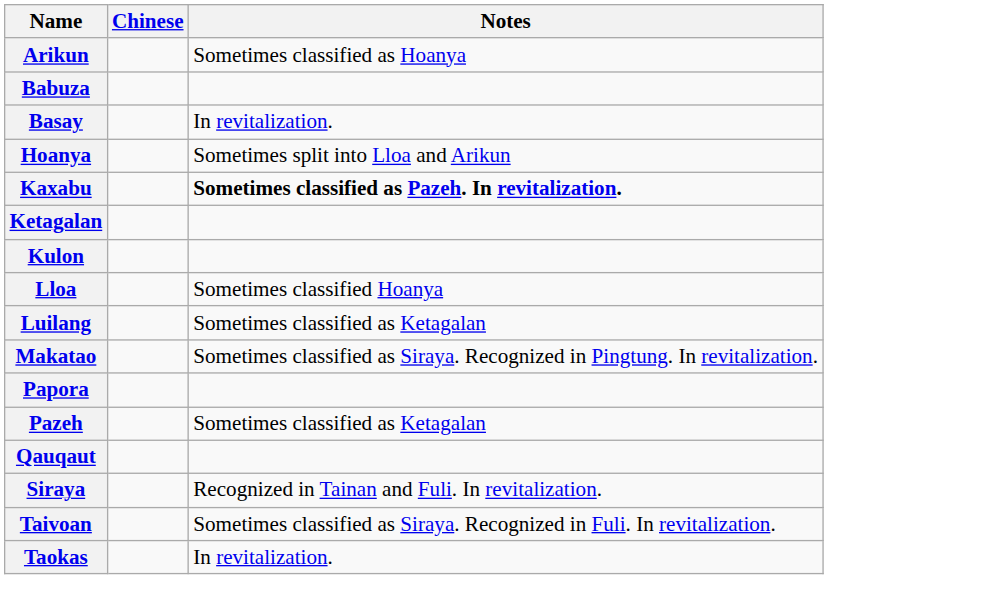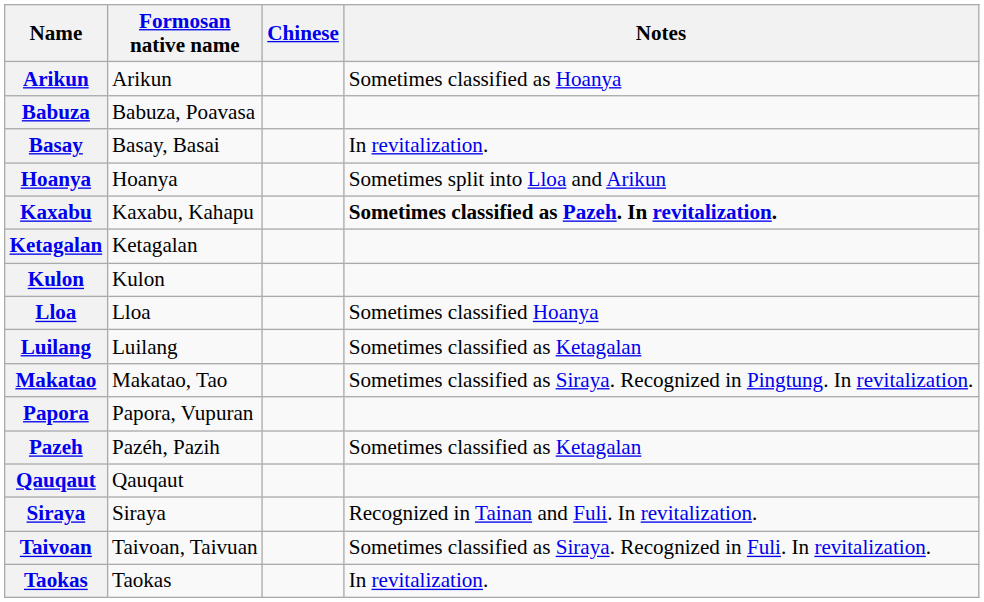+ column: (185, 33)
